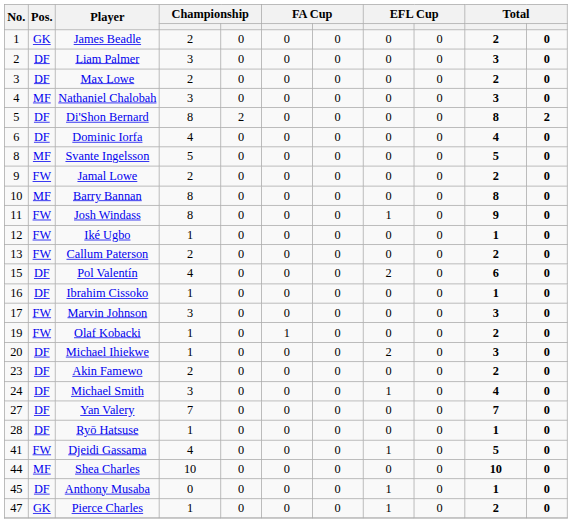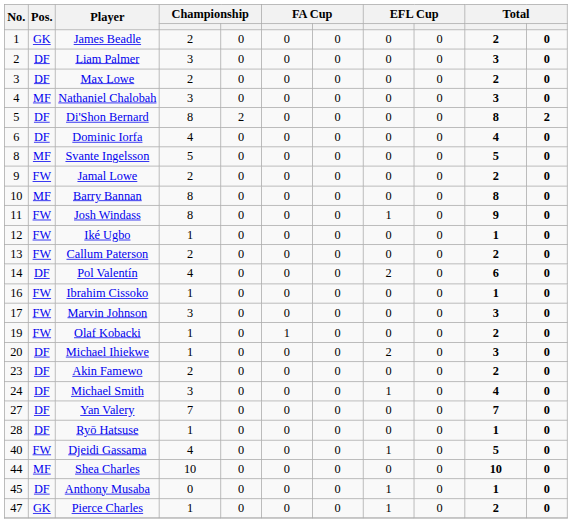(16, 273) 15 -> (16, 273) 14
(42, 293) DF -> (42, 293) FW
(16, 449) 41 -> (16, 449) 40
